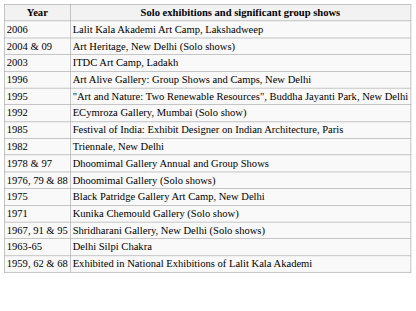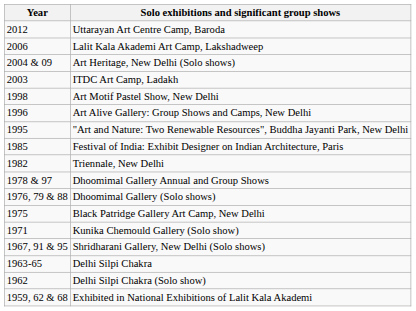+ row: (149, 29)
+ row: (146, 96)
- row: (160, 113)
+ row: (139, 280)
